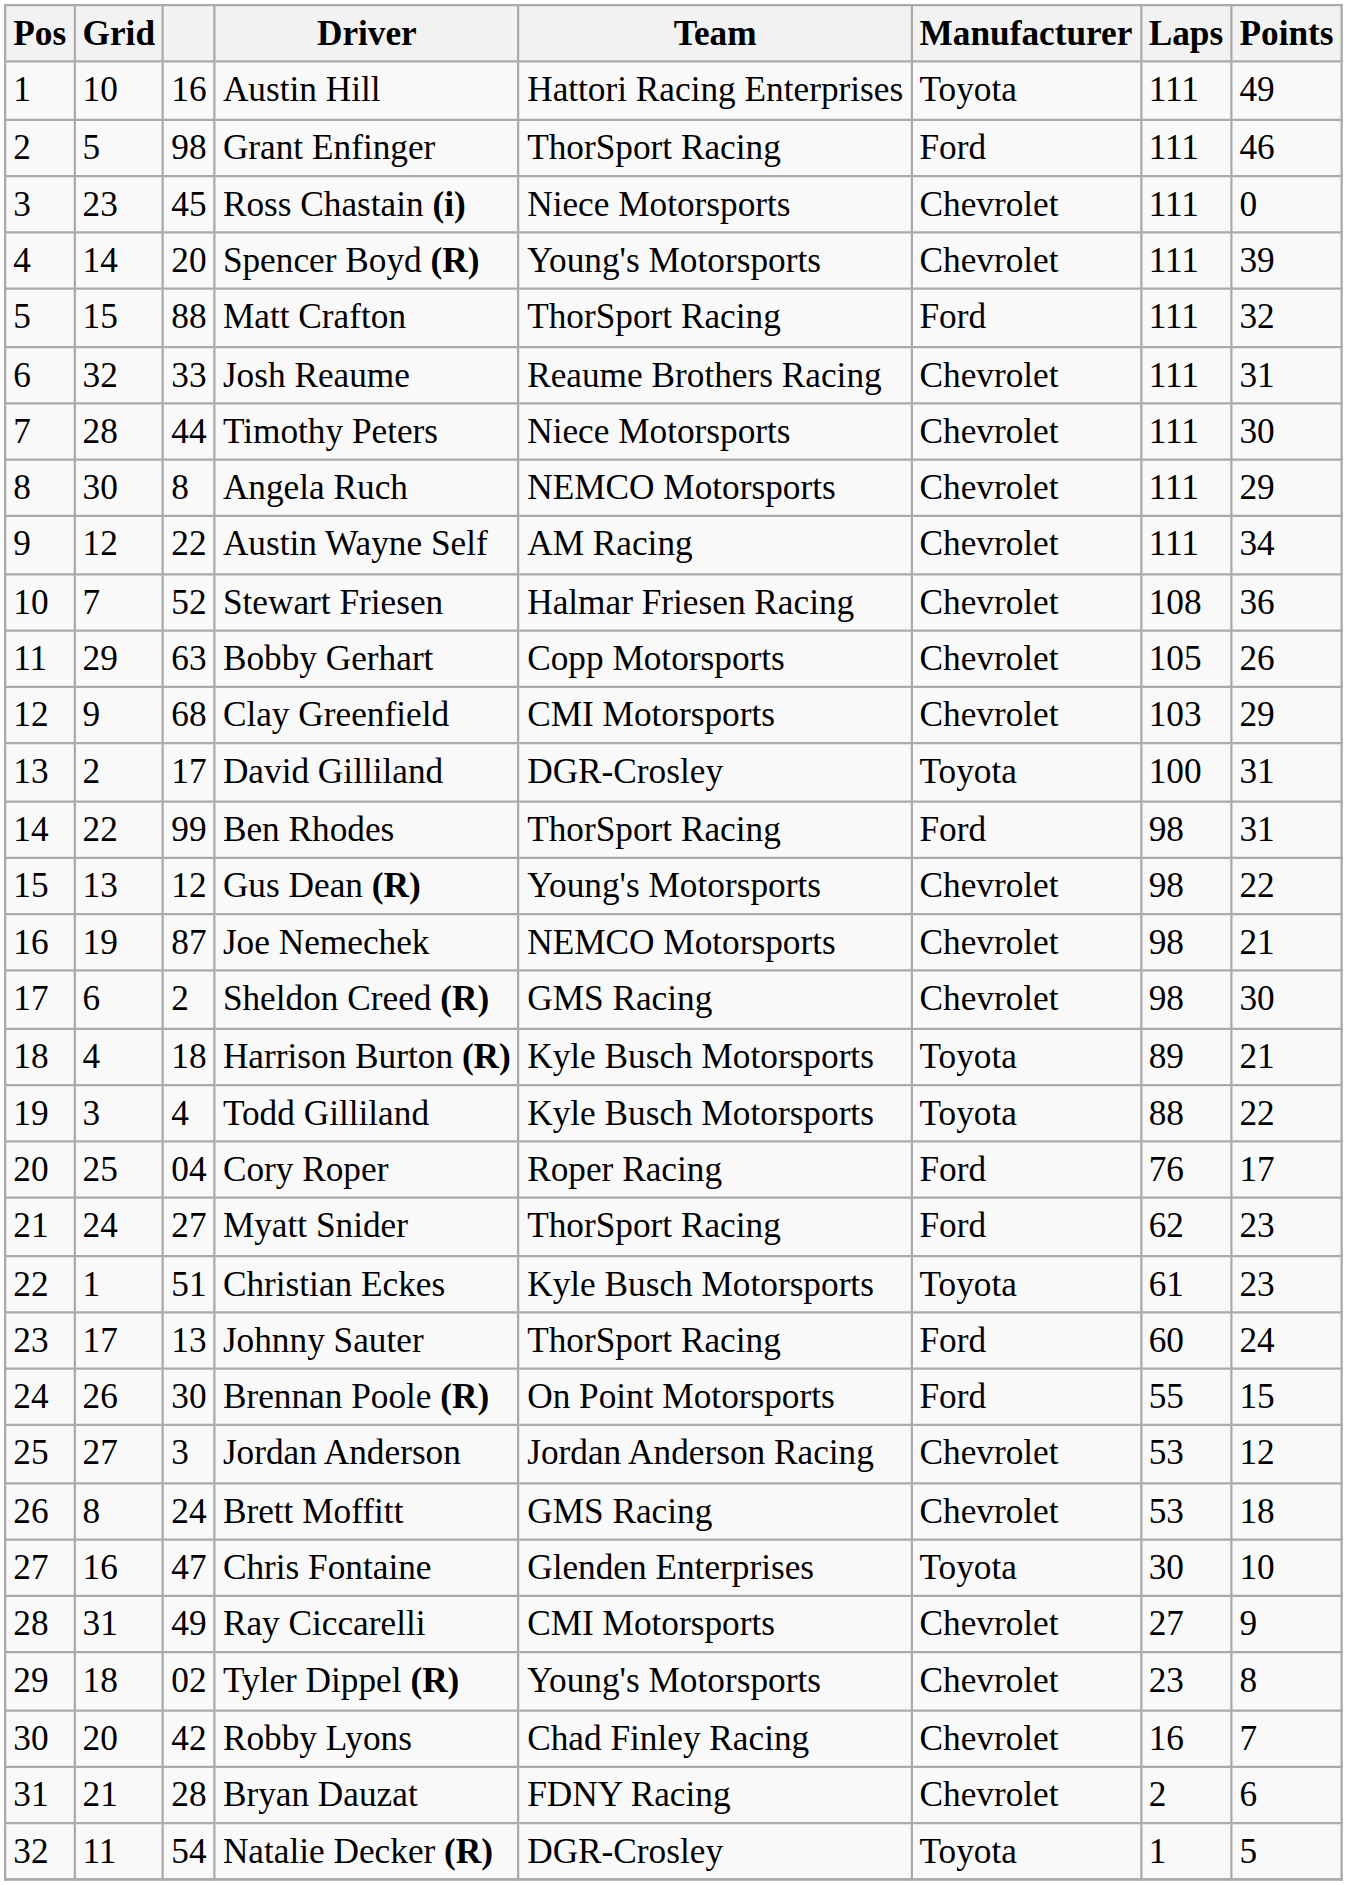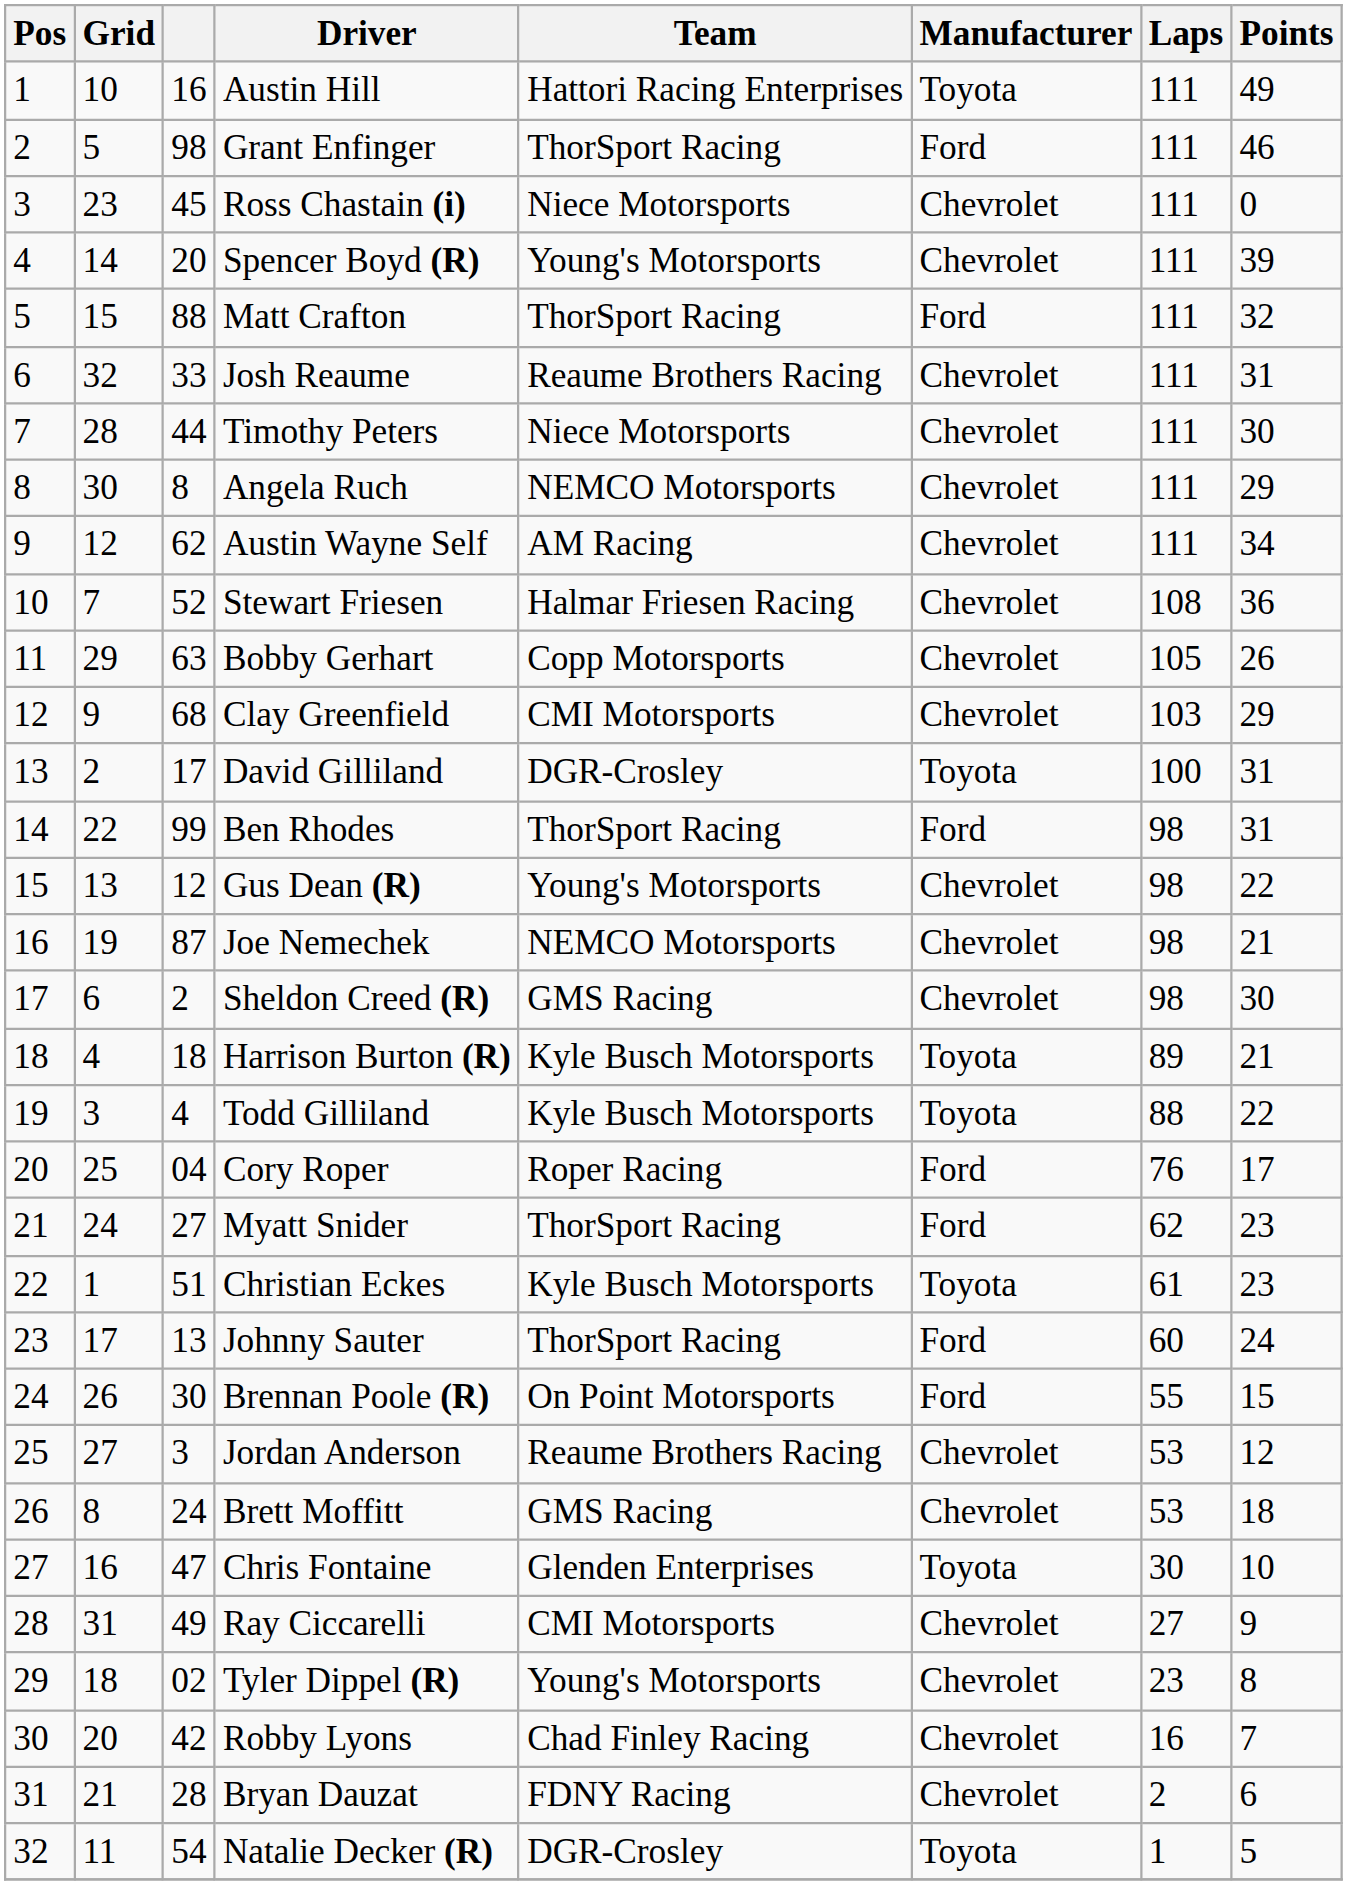(189, 543) 22 -> (189, 543) 62
(701, 1452) Jordan Anderson Racing -> (704, 1452) Reaume Brothers Racing
